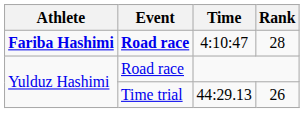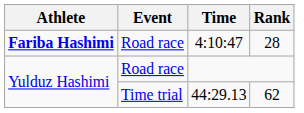(155, 43) bold -> (153, 43) normal
(277, 95) 26 -> (272, 95) 62
